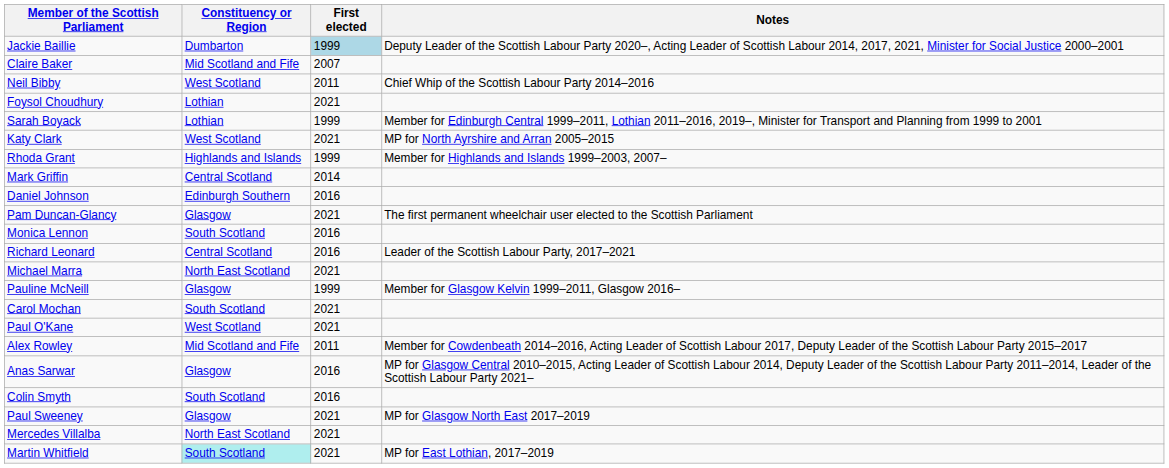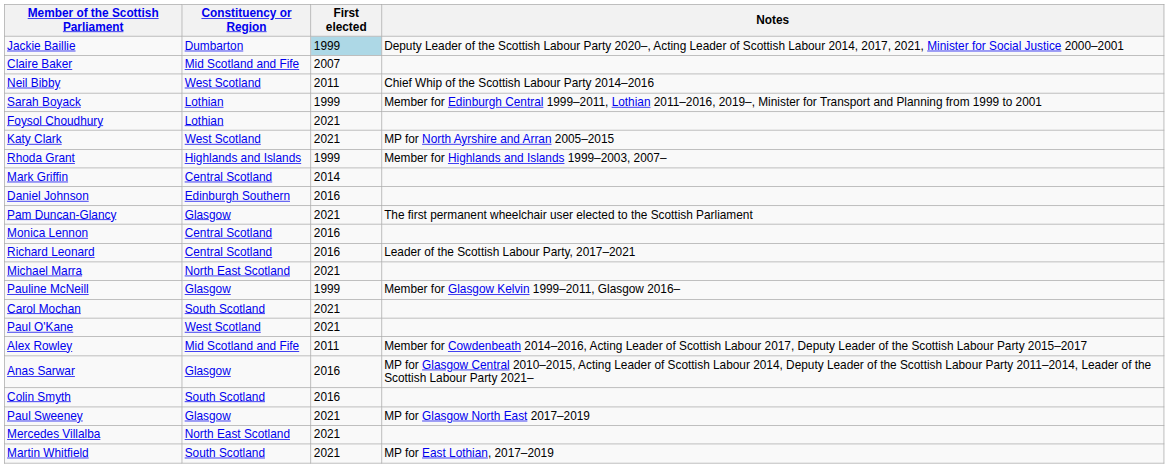rows swapped: (44, 121) <-> (55, 102)
(225, 233) South Scotland -> (228, 233) Central Scotland
(225, 453) paleturquoise background -> (225, 453) no background
